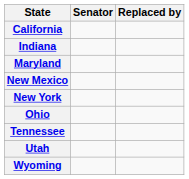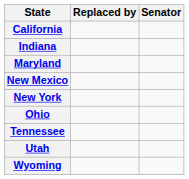columns swapped: (93, 13) <-> (150, 13)
